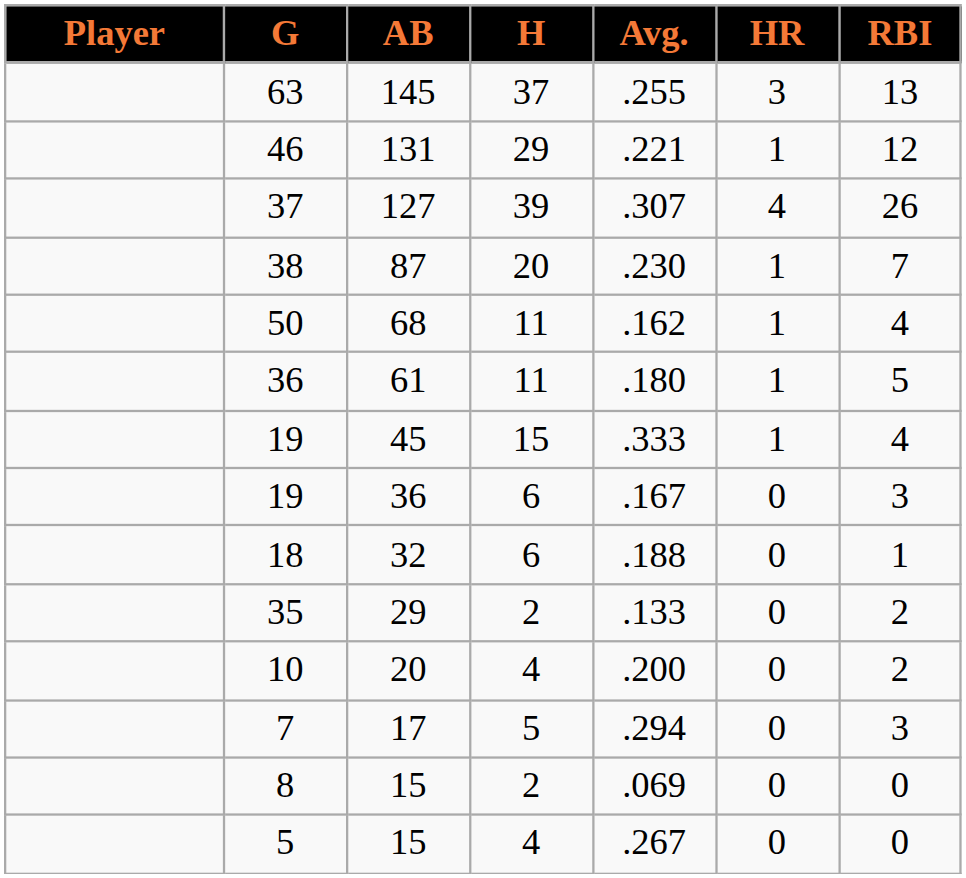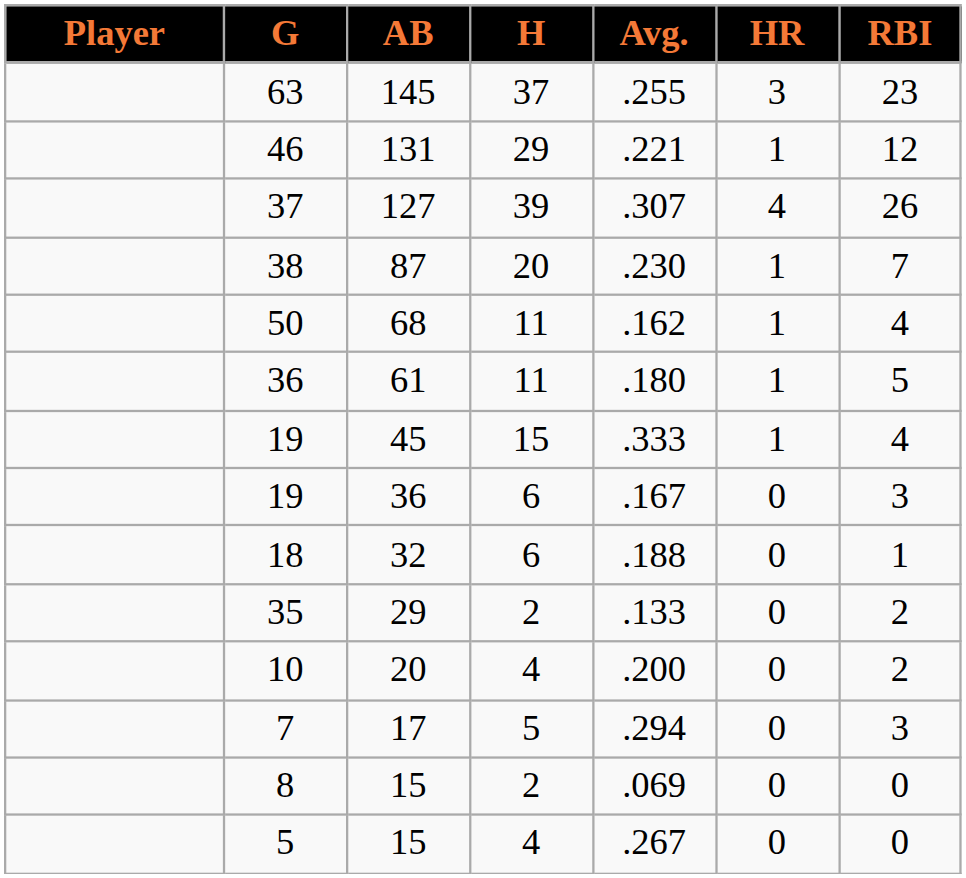(900, 91) 13 -> (900, 91) 23
